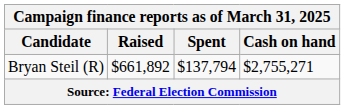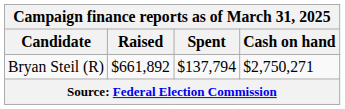(278, 66) $2,755,271 -> (278, 66) $2,750,271
